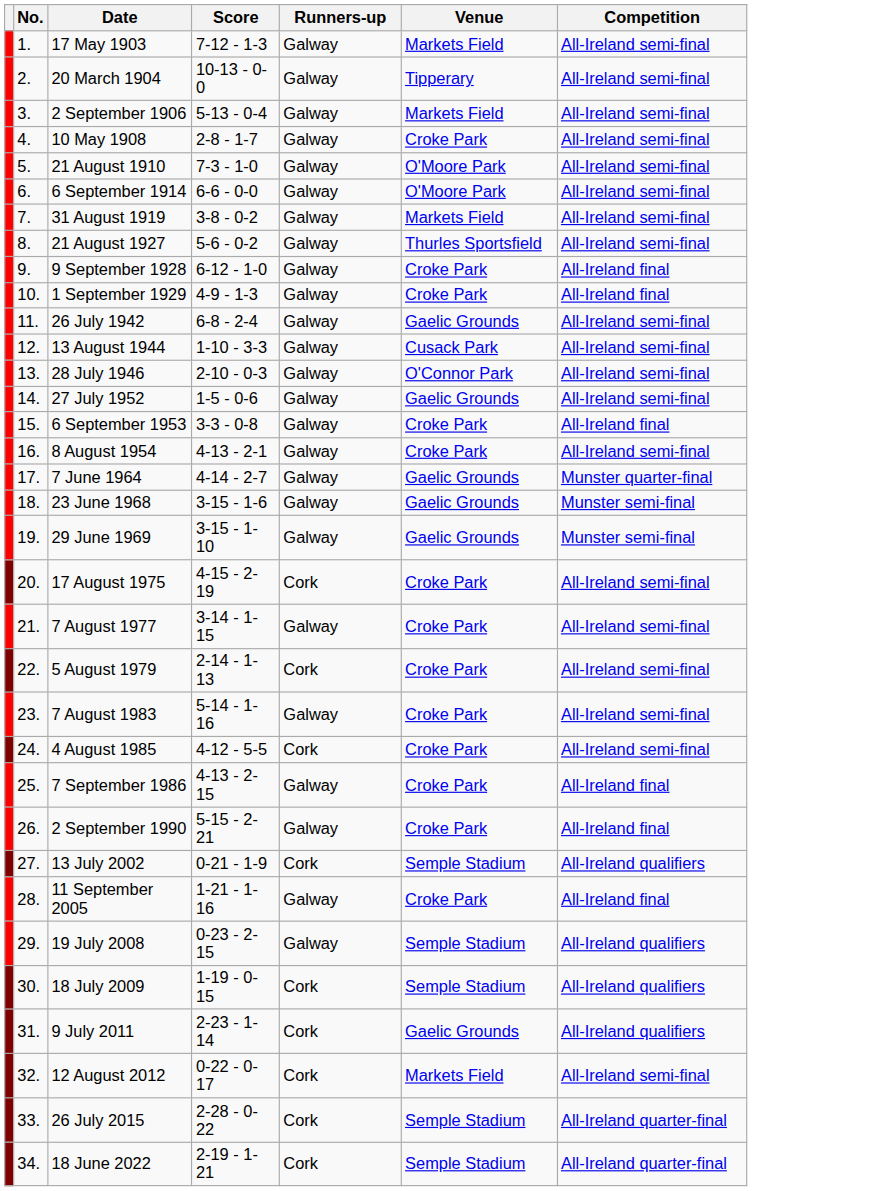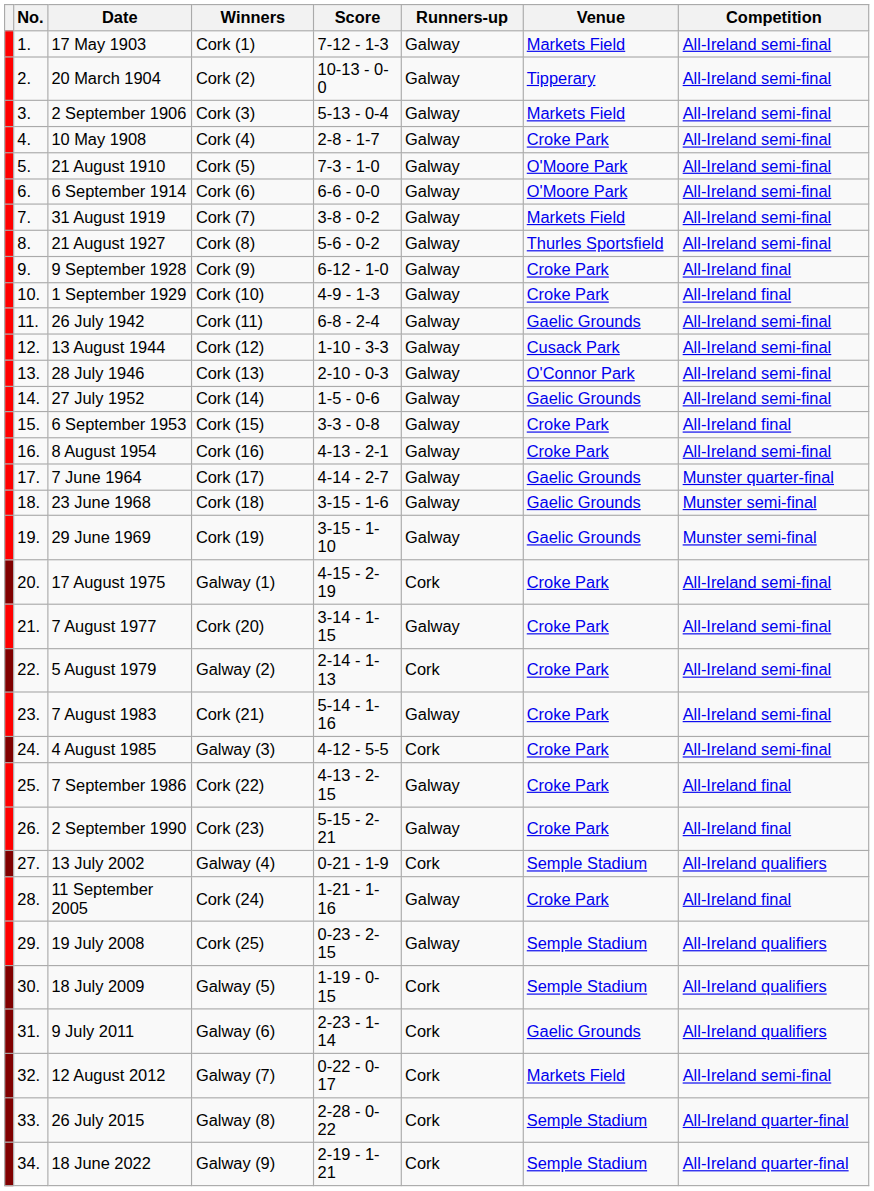+ column: (253, 18)
